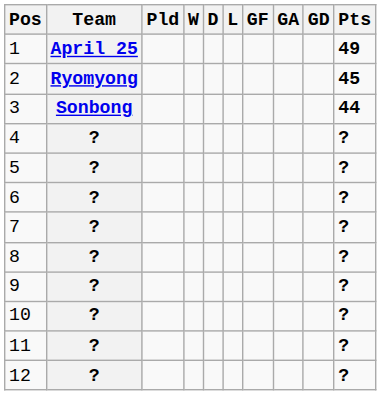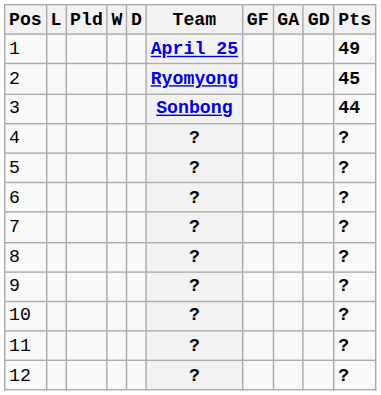columns swapped: (94, 20) <-> (233, 20)
